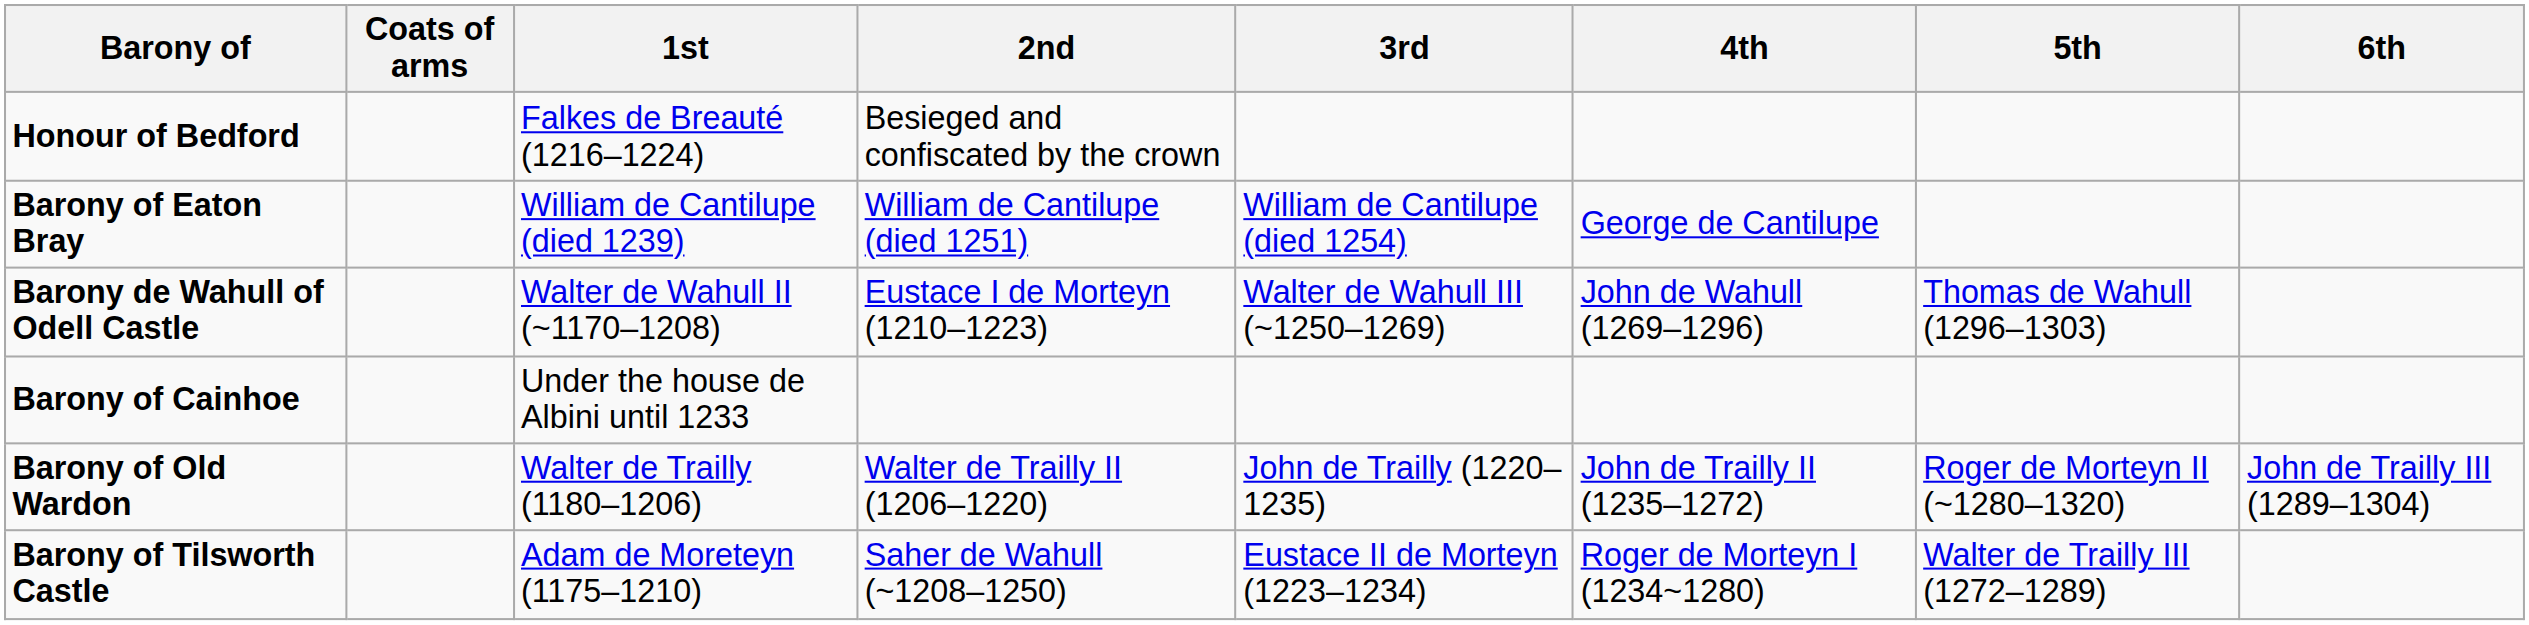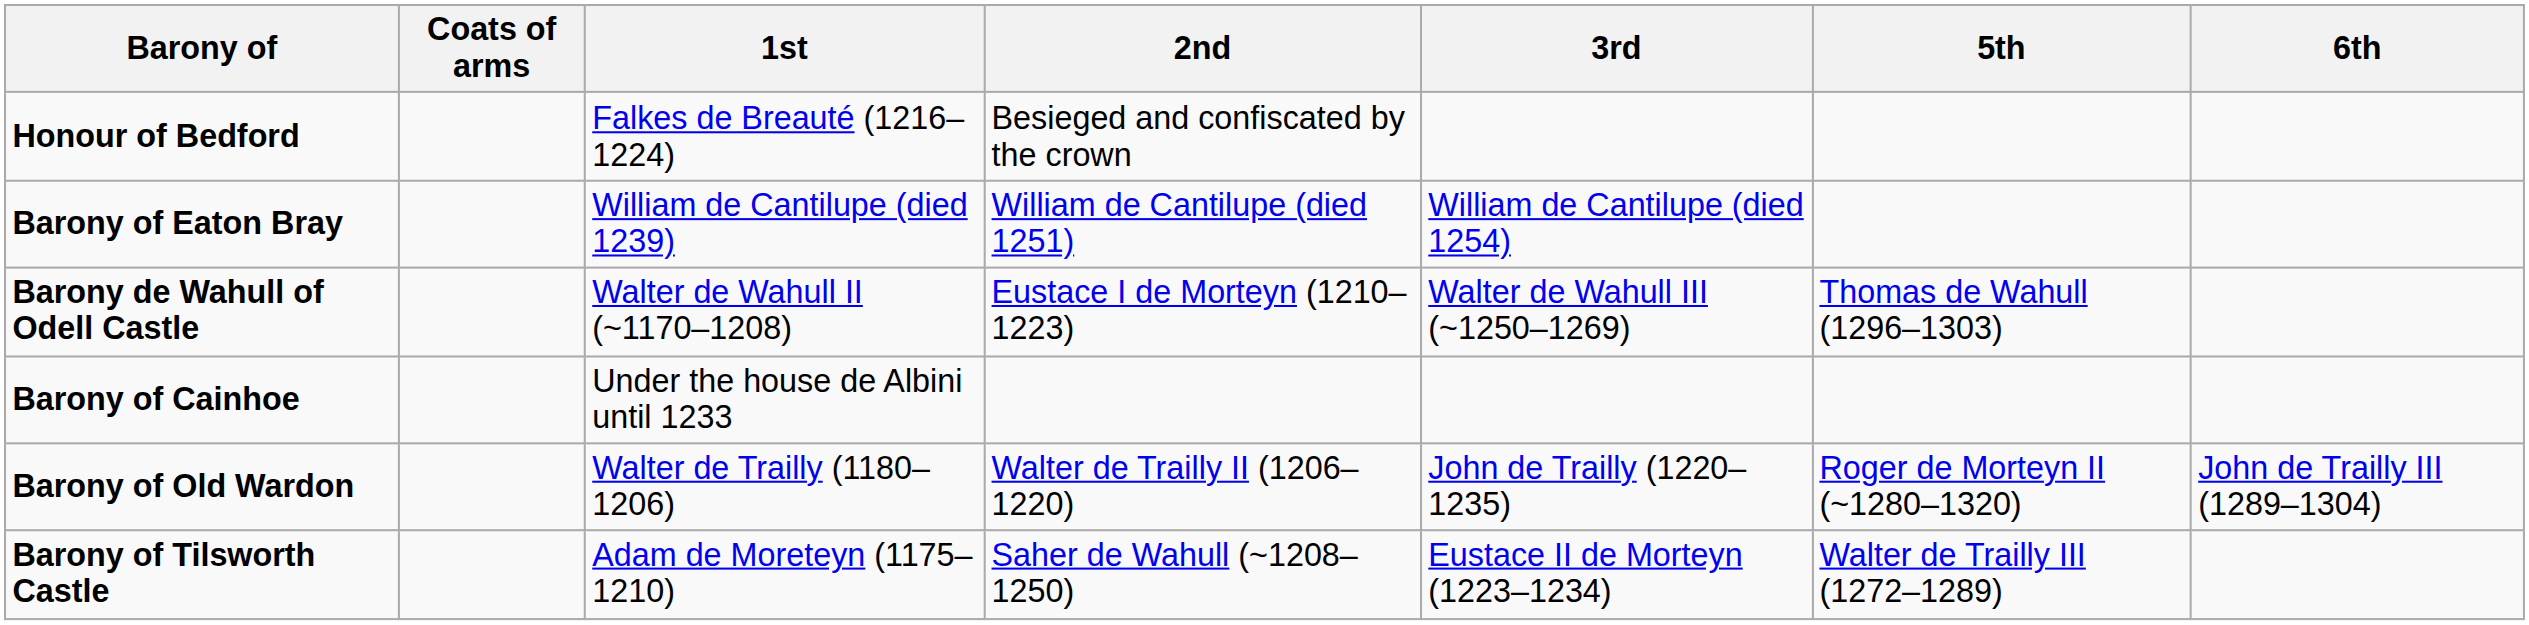- column: (1744, 48)
